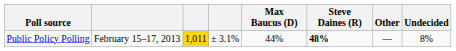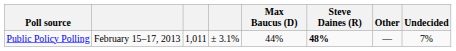(196, 38) gold background -> (196, 38) no background
(426, 38) 8% -> (426, 38) 7%
